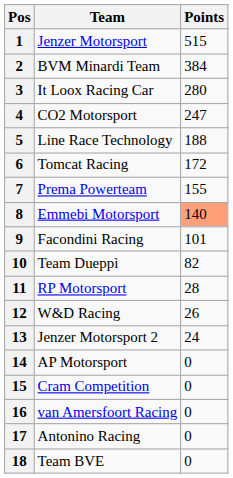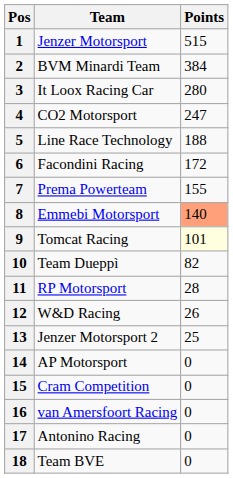(83, 164) Tomcat Racing -> (91, 164) Facondini Racing
(91, 238) Facondini Racing -> (83, 238) Tomcat Racing
(195, 238) no background -> (195, 238) lightyellow background
(192, 337) 24 -> (192, 337) 25
